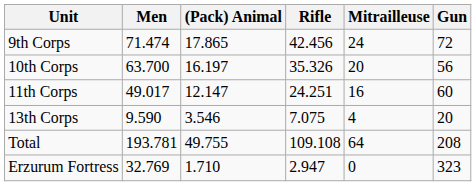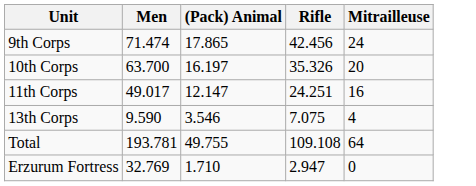- column: (452, 17)
